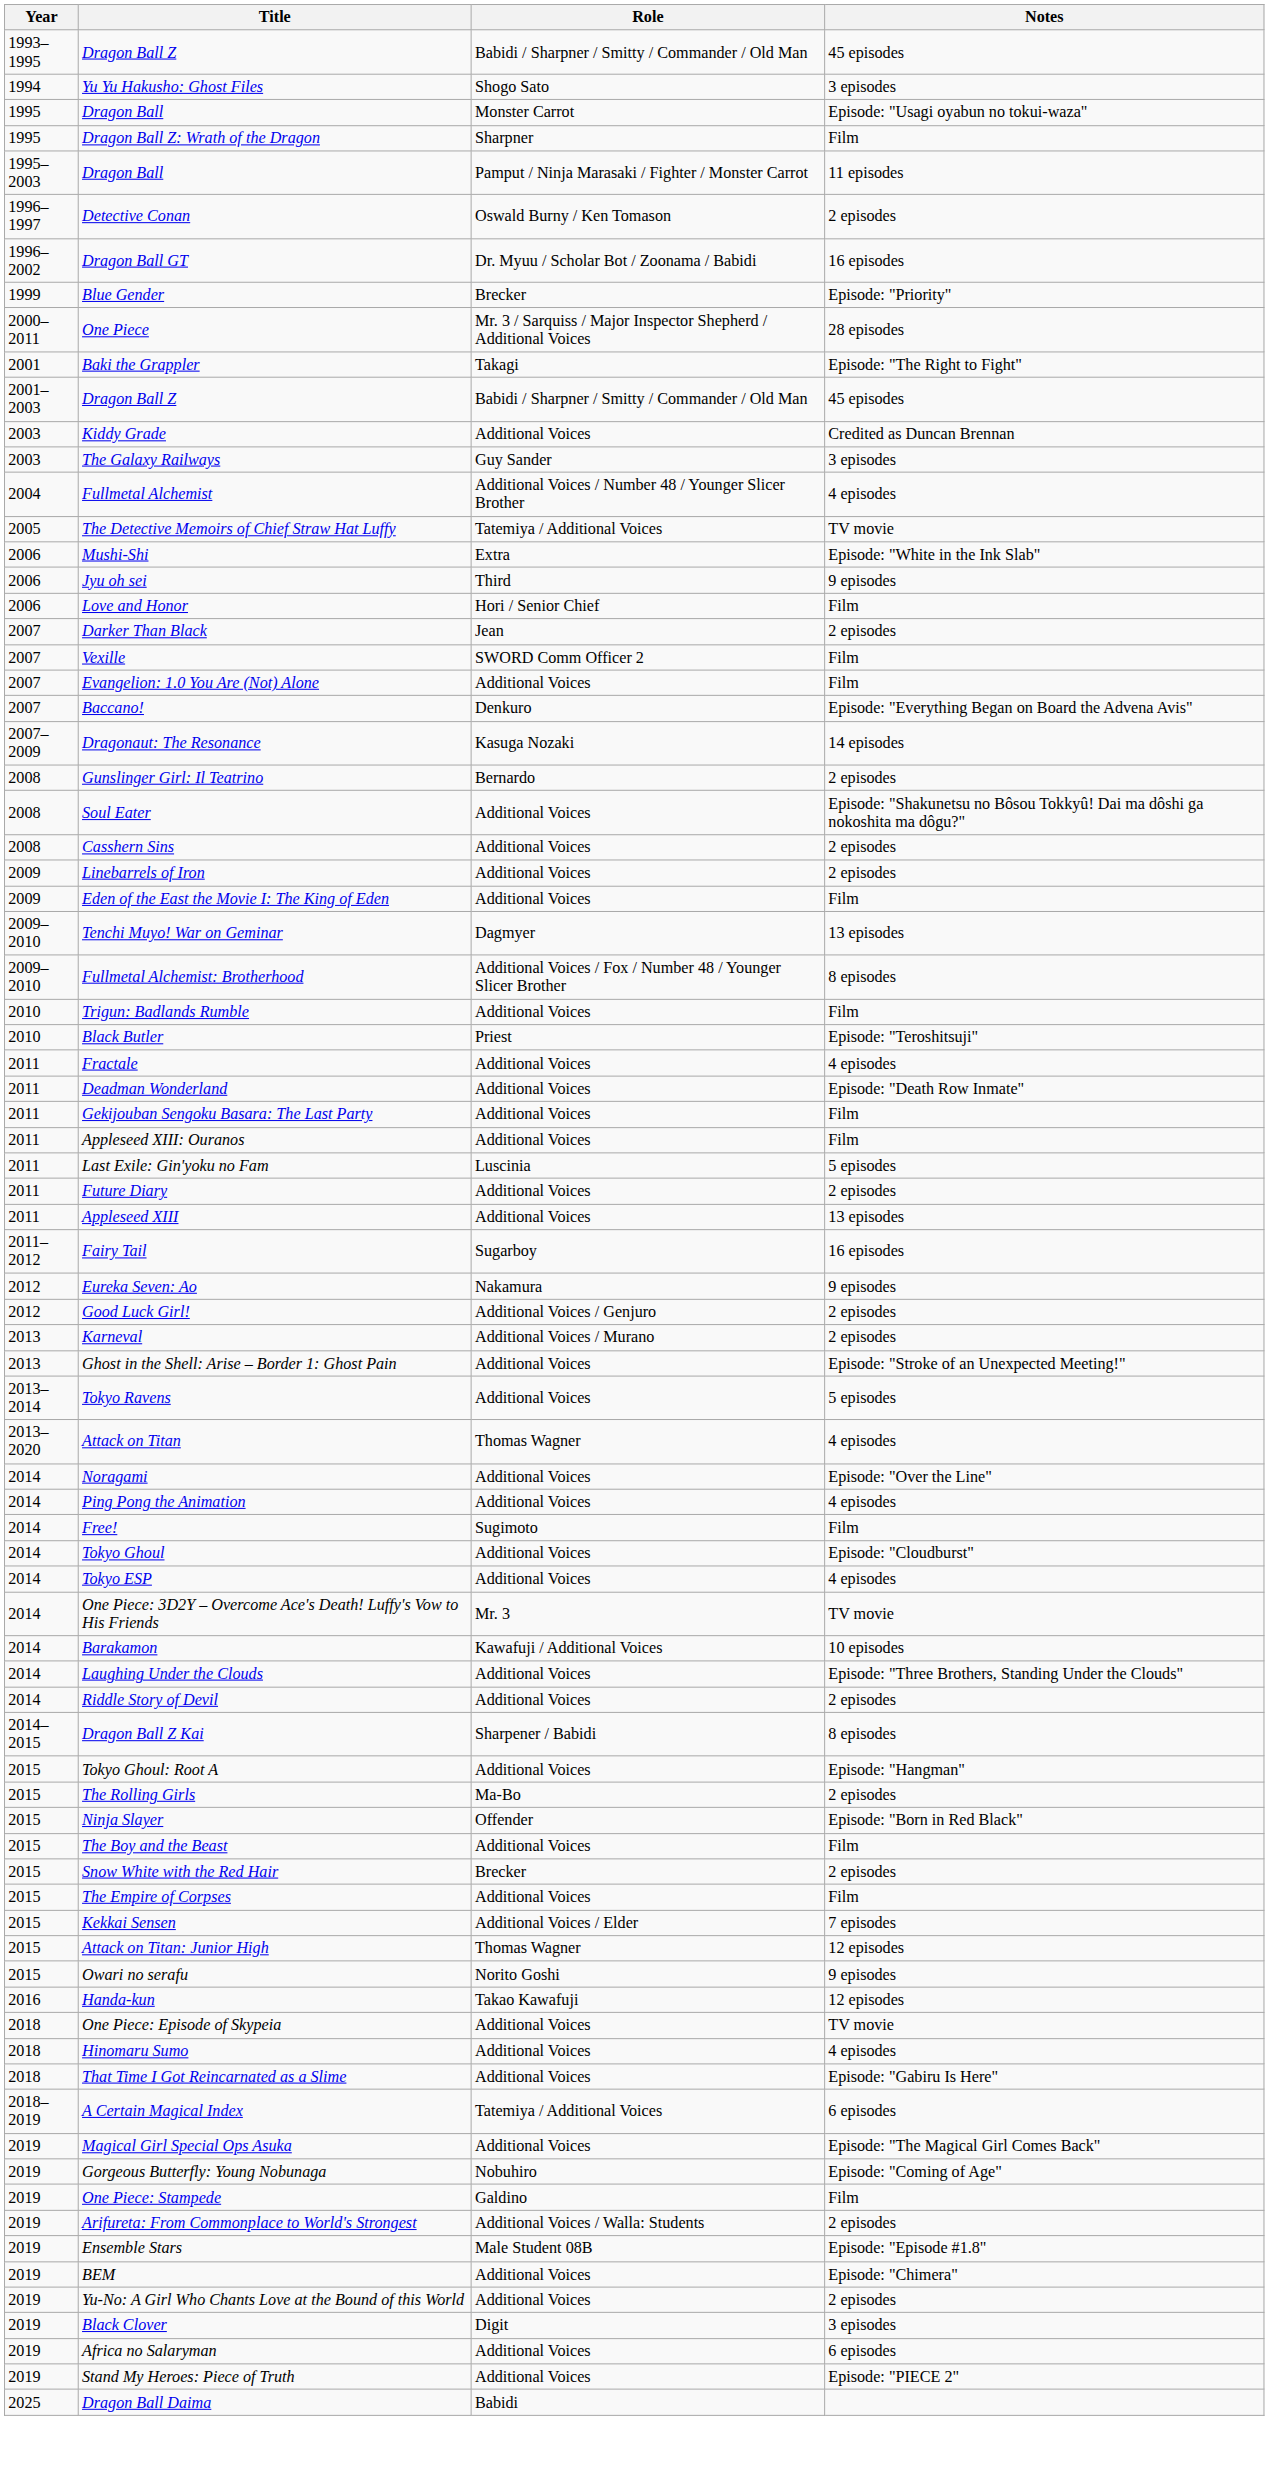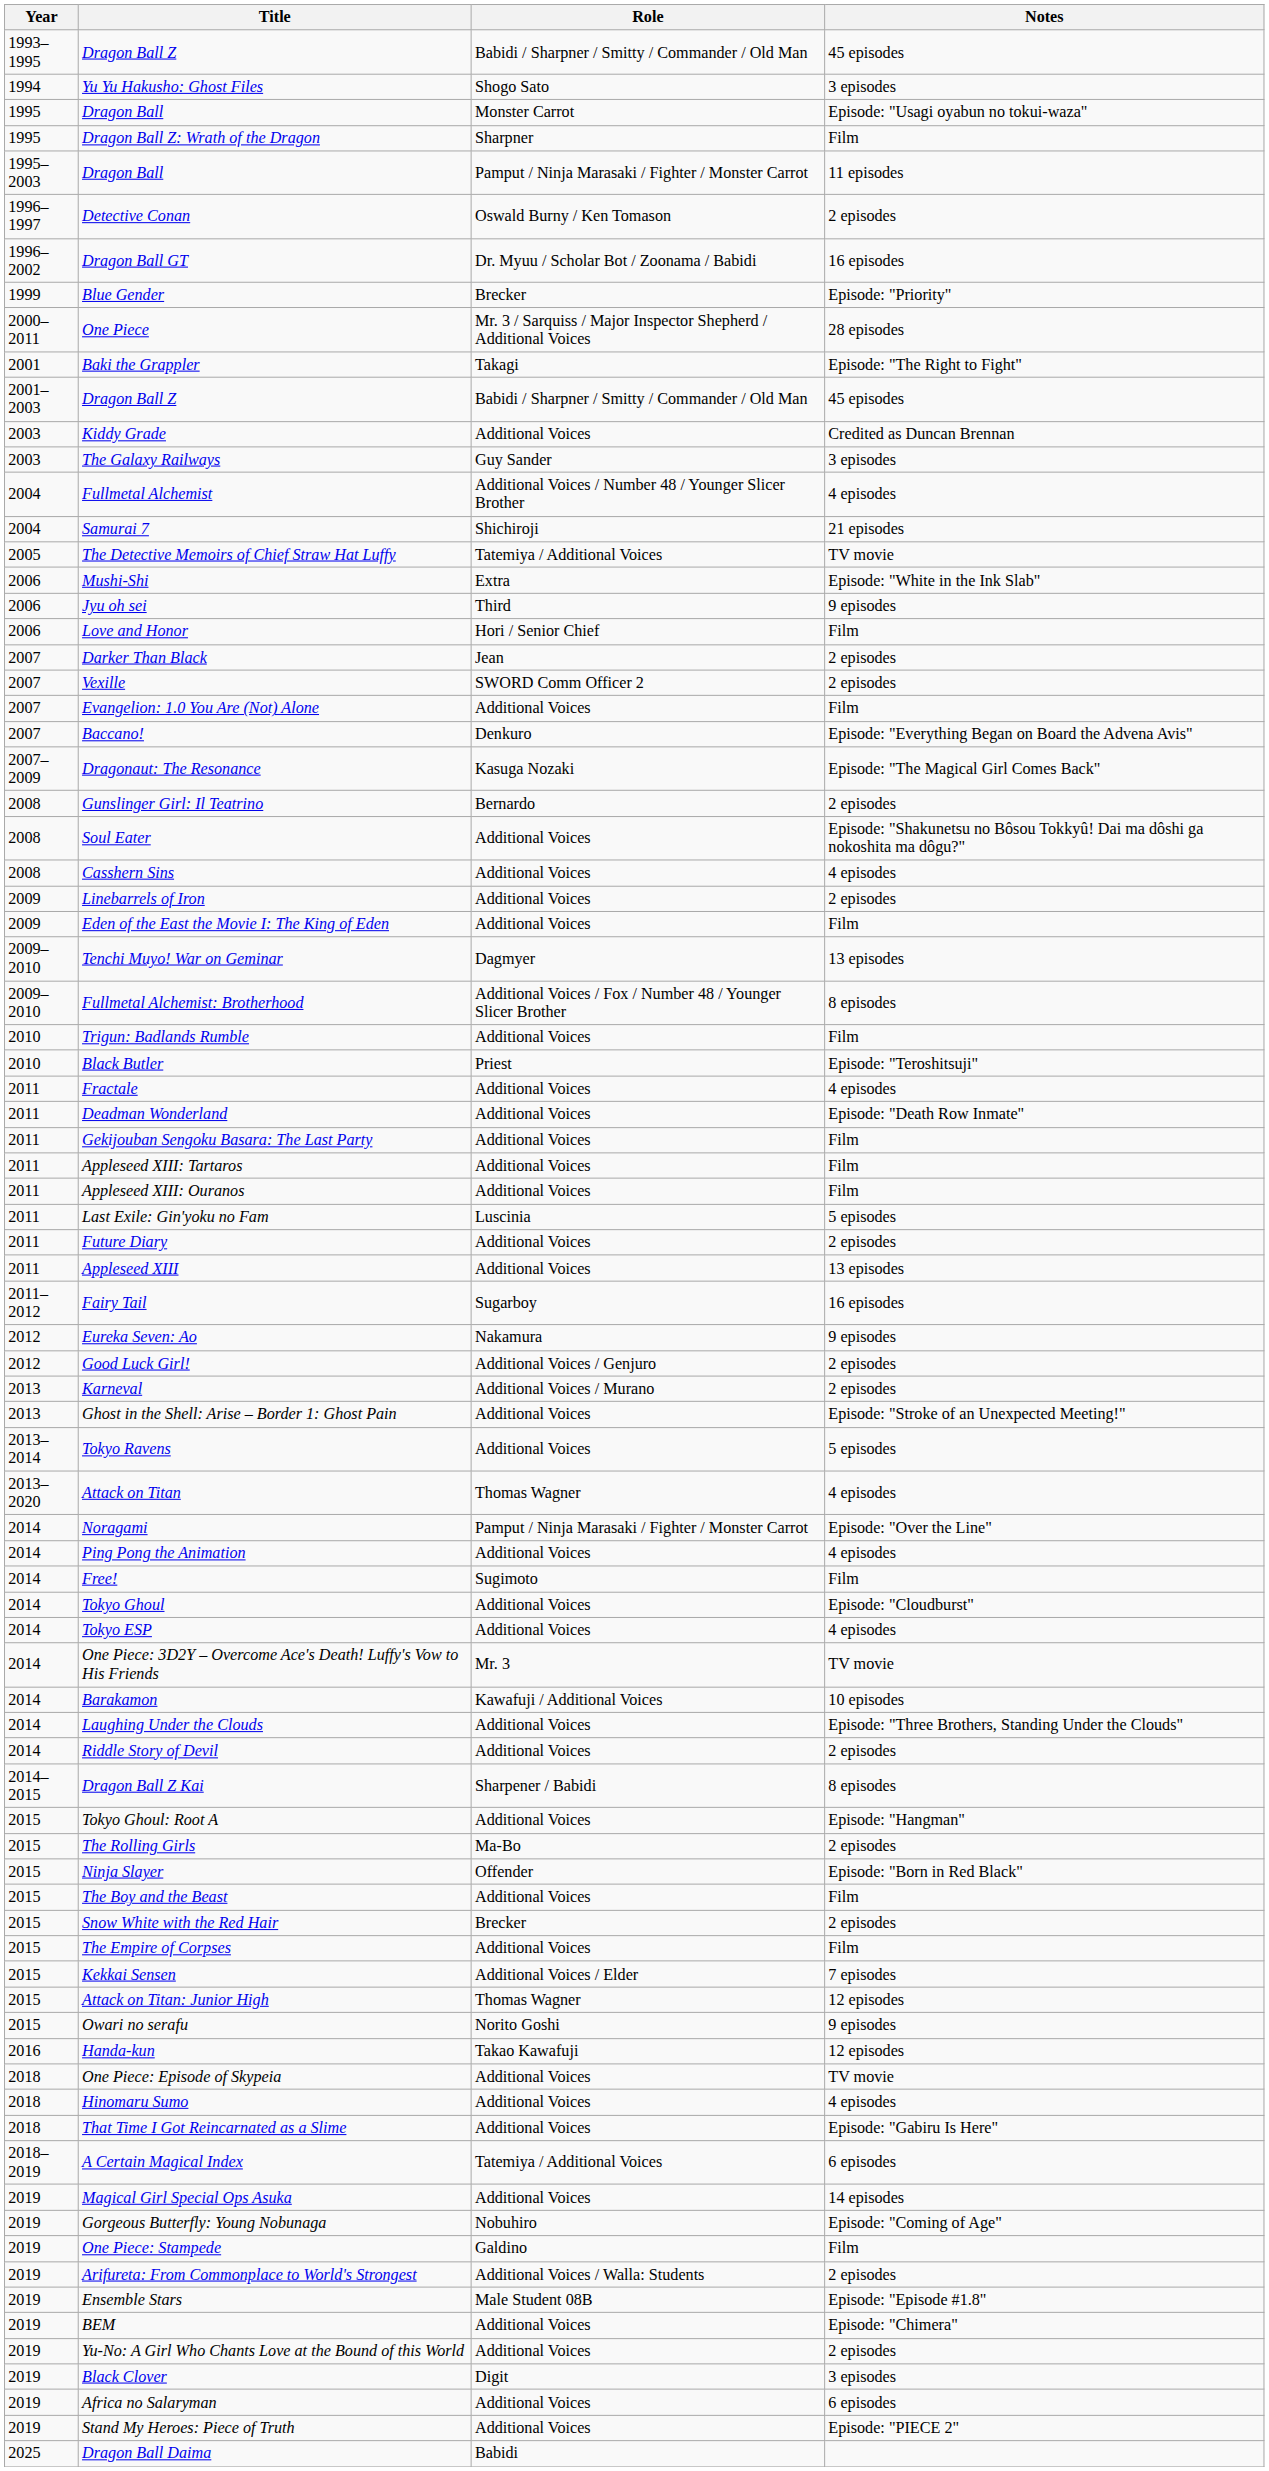+ row: (24, 529)
(844, 657) Film -> (862, 682) 2 episodes
(866, 743) 14 episodes -> (964, 768) Episode: "The Magical Girl Comes Back"
(862, 847) 2 episodes -> (862, 872) 4 episodes
+ row: (24, 1165)
(533, 1476) Additional Voices -> (642, 1527) Pamput / Ninja Marasaki / Fighter / Monster Carrot
(964, 2146) Episode: "The Magical Girl Comes Back" -> (866, 2197) 14 episodes
